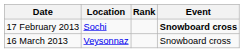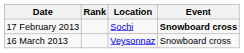columns swapped: (106, 12) <-> (144, 12)
